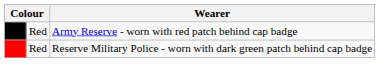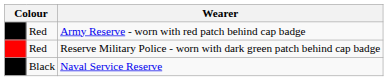+ row: (111, 66)
